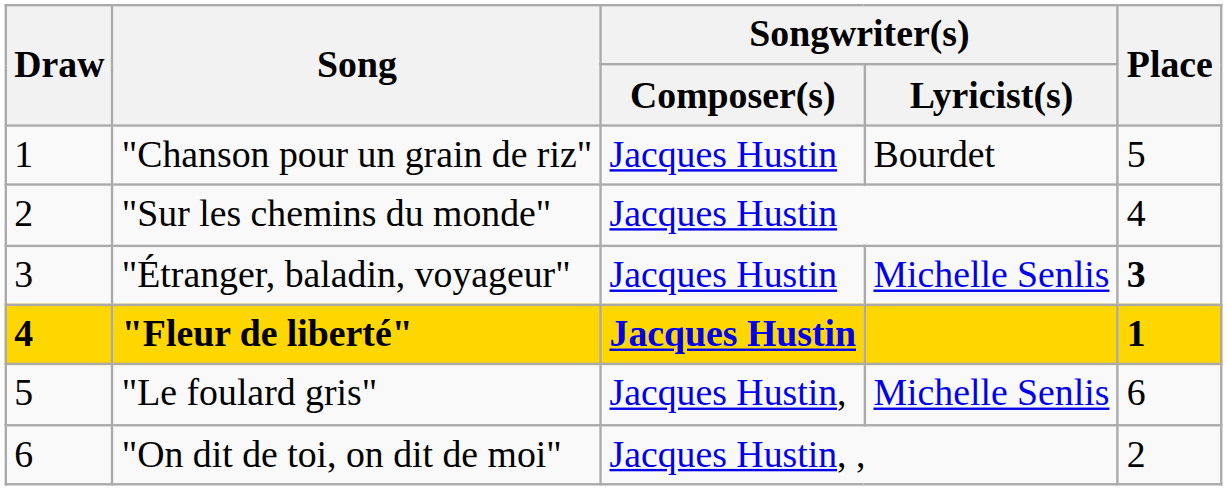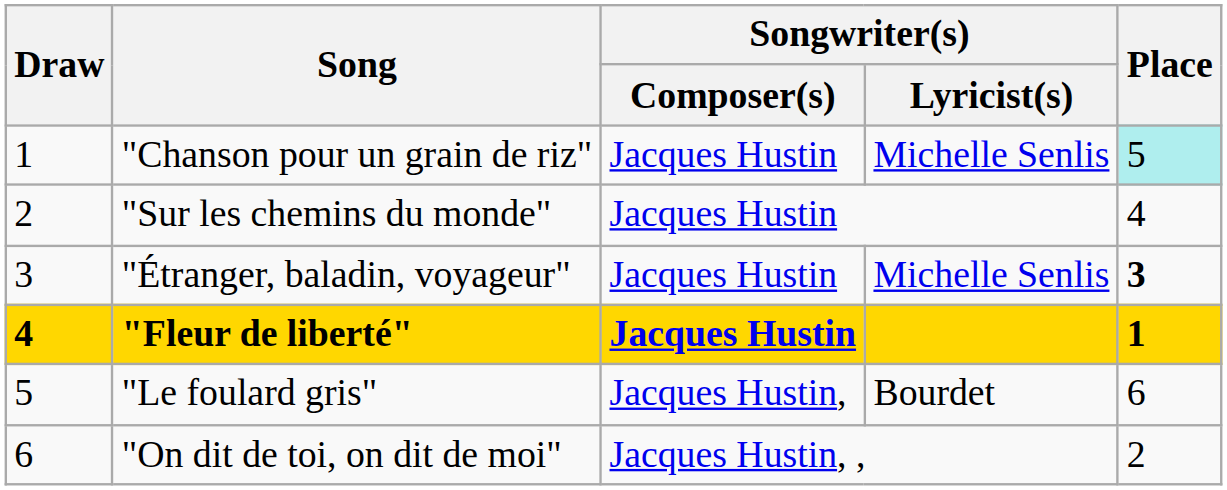(934, 154) Bourdet -> (991, 154) Michelle Senlis
(1136, 154) no background -> (1136, 154) paleturquoise background
(991, 393) Michelle Senlis -> (934, 393) Bourdet
